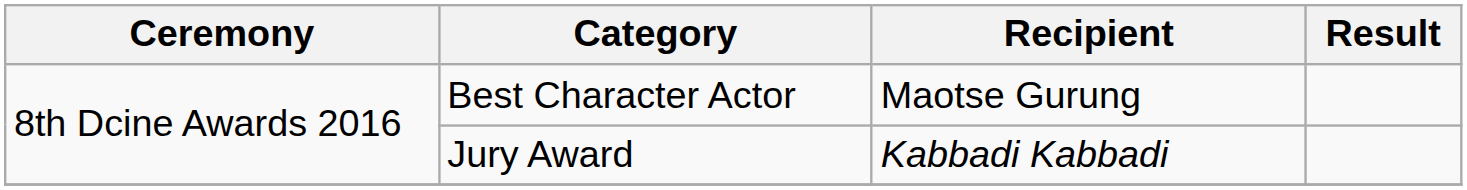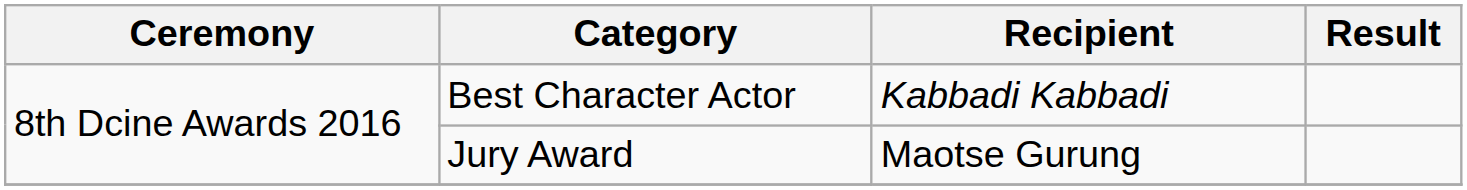(1011, 94) Maotse Gurung -> (1025, 94) Kabbadi Kabbadi
(1025, 154) Kabbadi Kabbadi -> (1011, 154) Maotse Gurung
